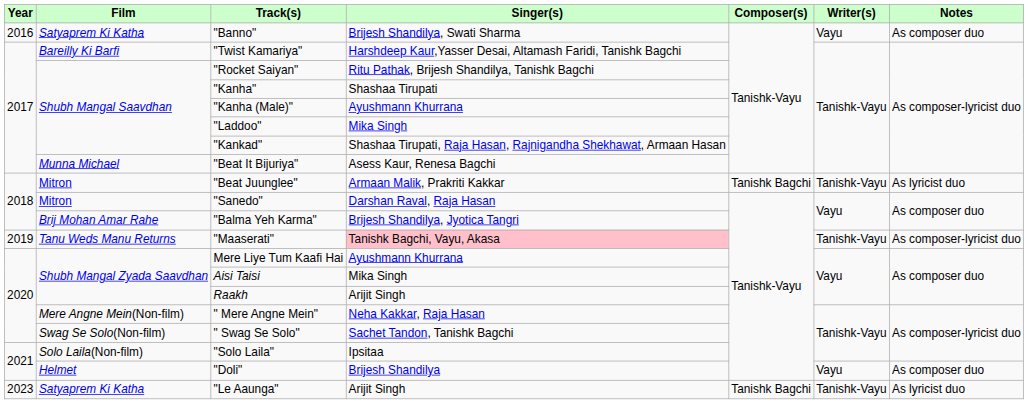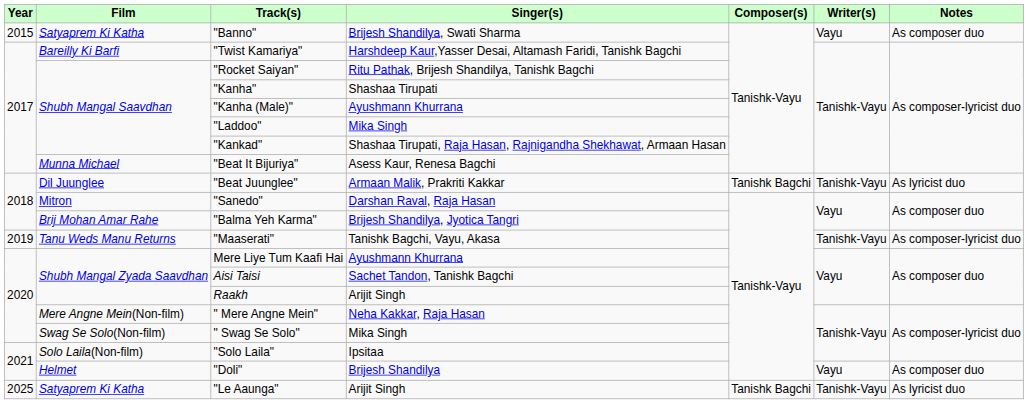(20, 32) 2016 -> (20, 32) 2015
(55, 182) Mitron -> (71, 182) Dil Juunglee
(424, 239) pink background -> (424, 239) no background
(378, 276) Mika Singh -> (431, 276) Sachet Tandon, Tanishk Bagchi
(431, 333) Sachet Tandon, Tanishk Bagchi -> (378, 333) Mika Singh
(20, 389) 2023 -> (20, 389) 2025
